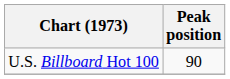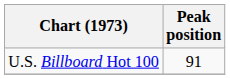(194, 61) 90 -> (194, 61) 91
